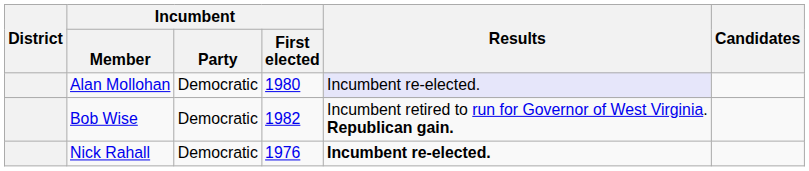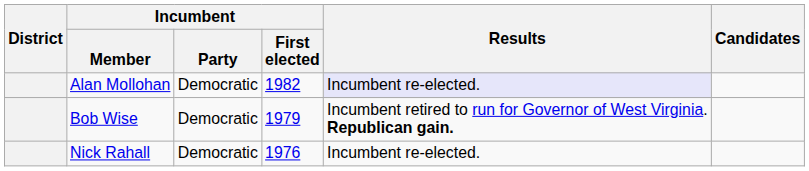(283, 85) 1980 -> (283, 85) 1982
(283, 119) 1982 -> (283, 119) 1979
(409, 153) bold -> (404, 153) normal
